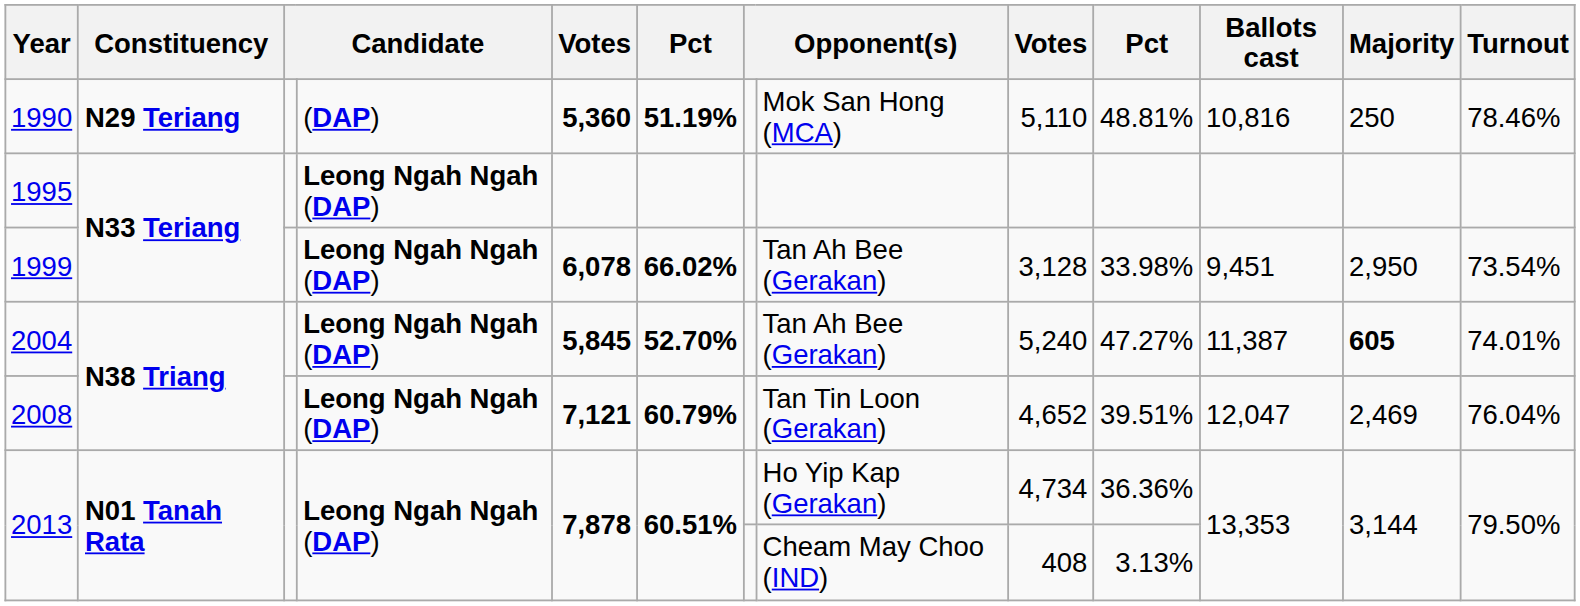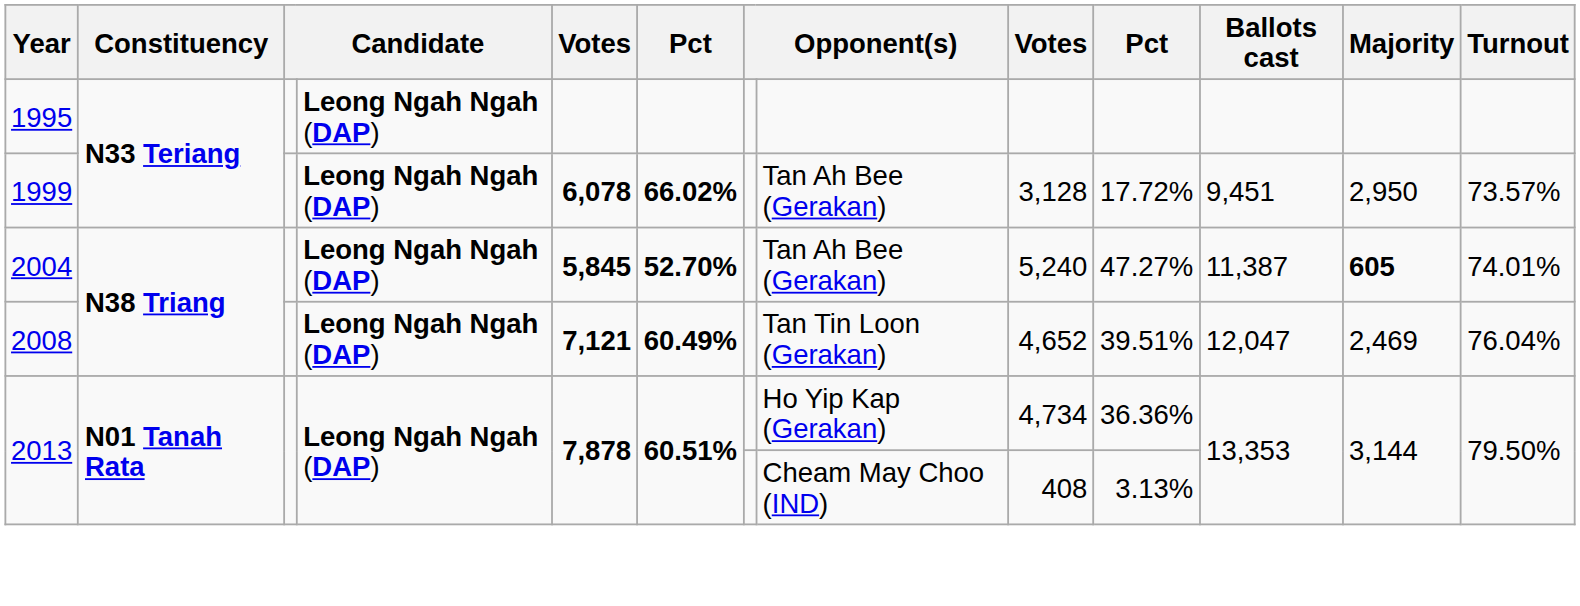- row: (42, 116)
(1147, 265) 33.98% -> (1147, 191) 17.72%
(1514, 265) 73.54% -> (1514, 191) 73.57%
(690, 414) 60.79% -> (690, 339) 60.49%
